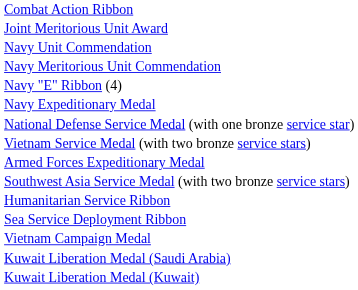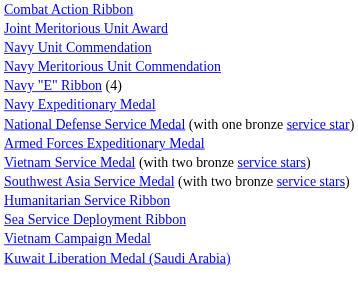rows swapped: (104, 162) <-> (157, 143)
- row: (102, 277)
